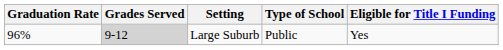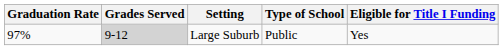(19, 34) 96% -> (19, 34) 97%
